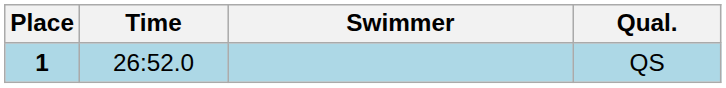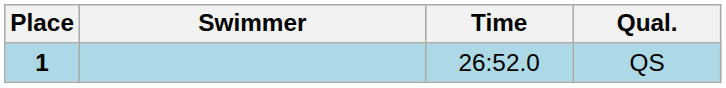columns swapped: (400, 23) <-> (154, 23)
